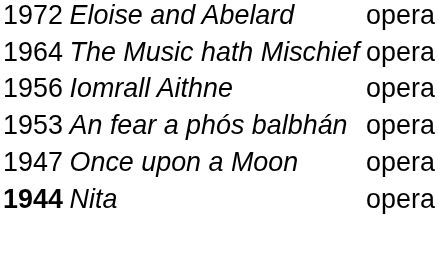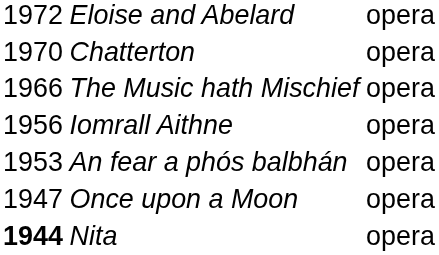+ row: (132, 51)
(33, 51) 1964 -> (33, 88) 1966
